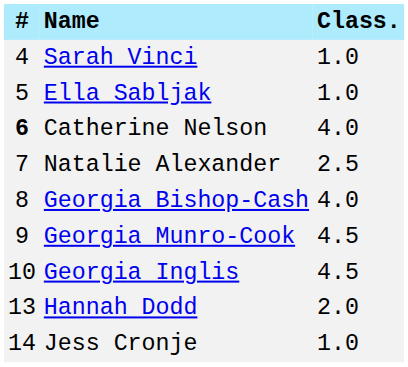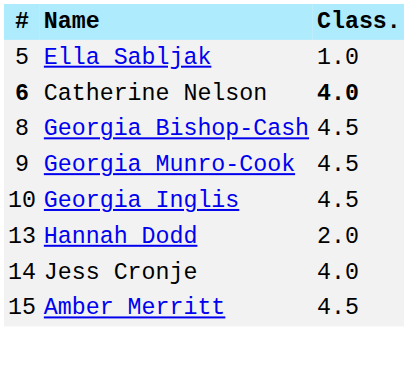- row: (121, 58)
(338, 129) normal -> (338, 94) bold
- row: (163, 165)
(338, 201) 4.0 -> (338, 129) 4.5
(338, 344) 1.0 -> (338, 273) 4.0
+ row: (135, 308)
